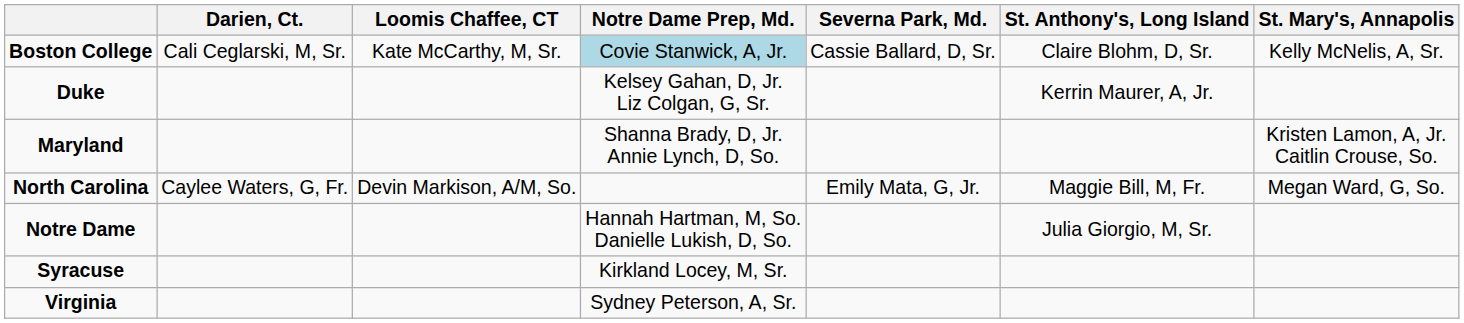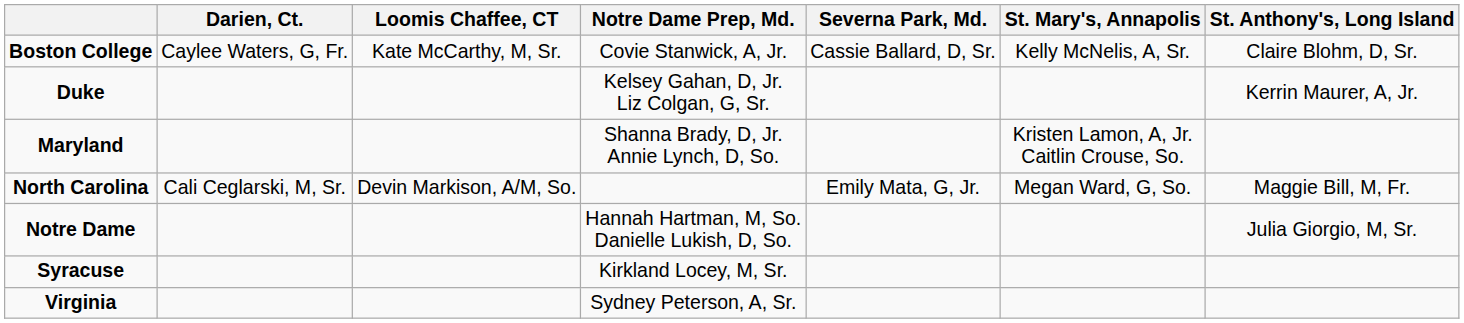columns swapped: (1127, 19) <-> (1356, 19)
(255, 50) Cali Ceglarski, M, Sr. -> (255, 50) Caylee Waters, G, Fr.
(693, 50) lightblue background -> (693, 50) no background
(255, 187) Caylee Waters, G, Fr. -> (255, 187) Cali Ceglarski, M, Sr.
